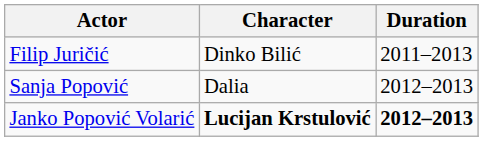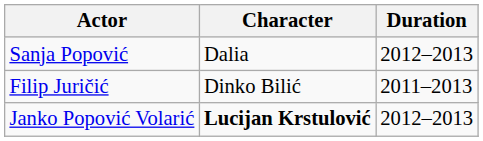rows swapped: (59, 53) <-> (69, 86)
(427, 119) bold -> (427, 119) normal
